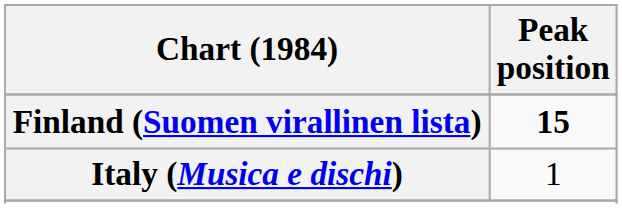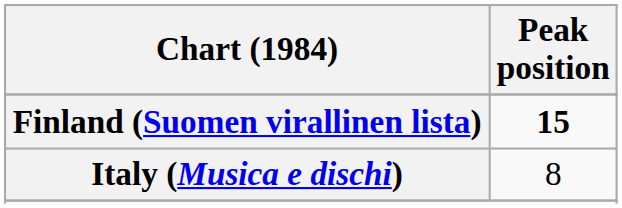(553, 173) 1 -> (553, 173) 8
